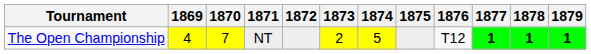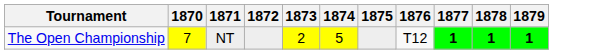- column: (187, 16)
